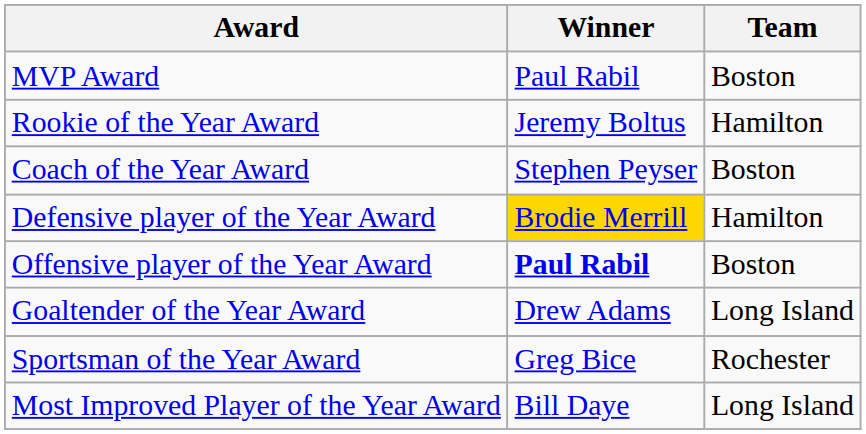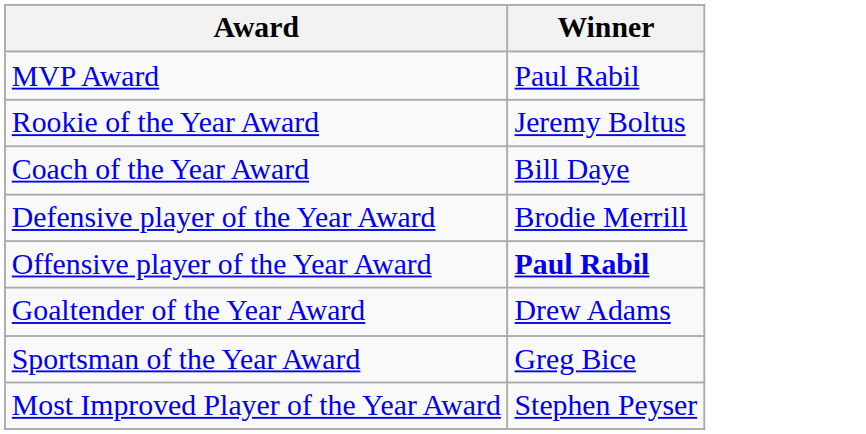- column: (782, 28)
(606, 169) Stephen Peyser -> (572, 169) Bill Daye
(601, 216) gold background -> (601, 216) no background
(572, 405) Bill Daye -> (606, 405) Stephen Peyser
